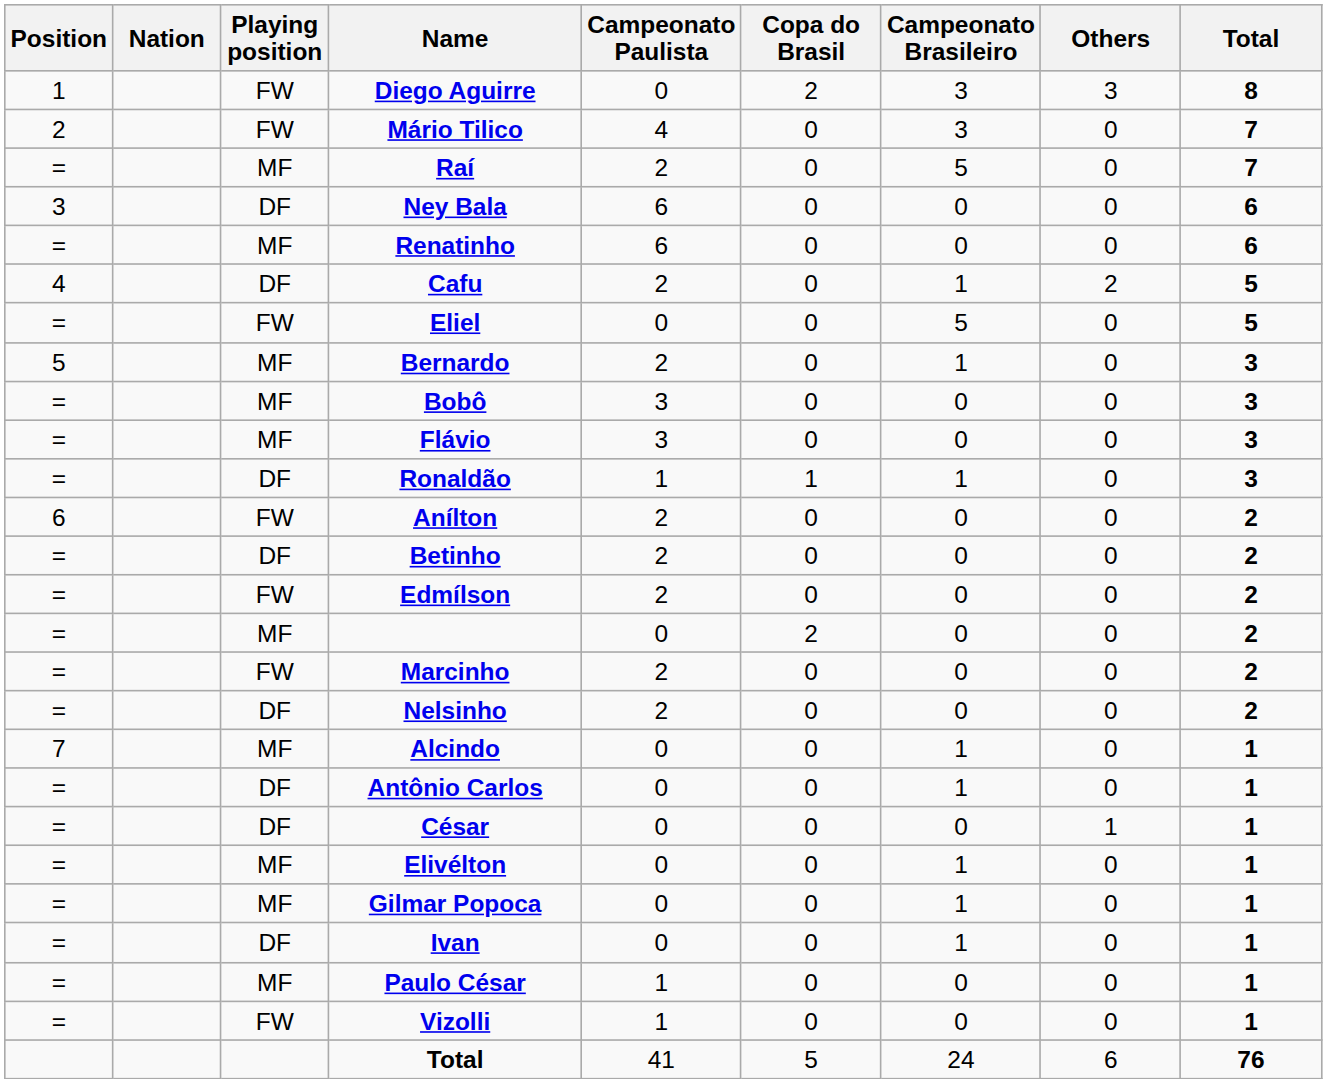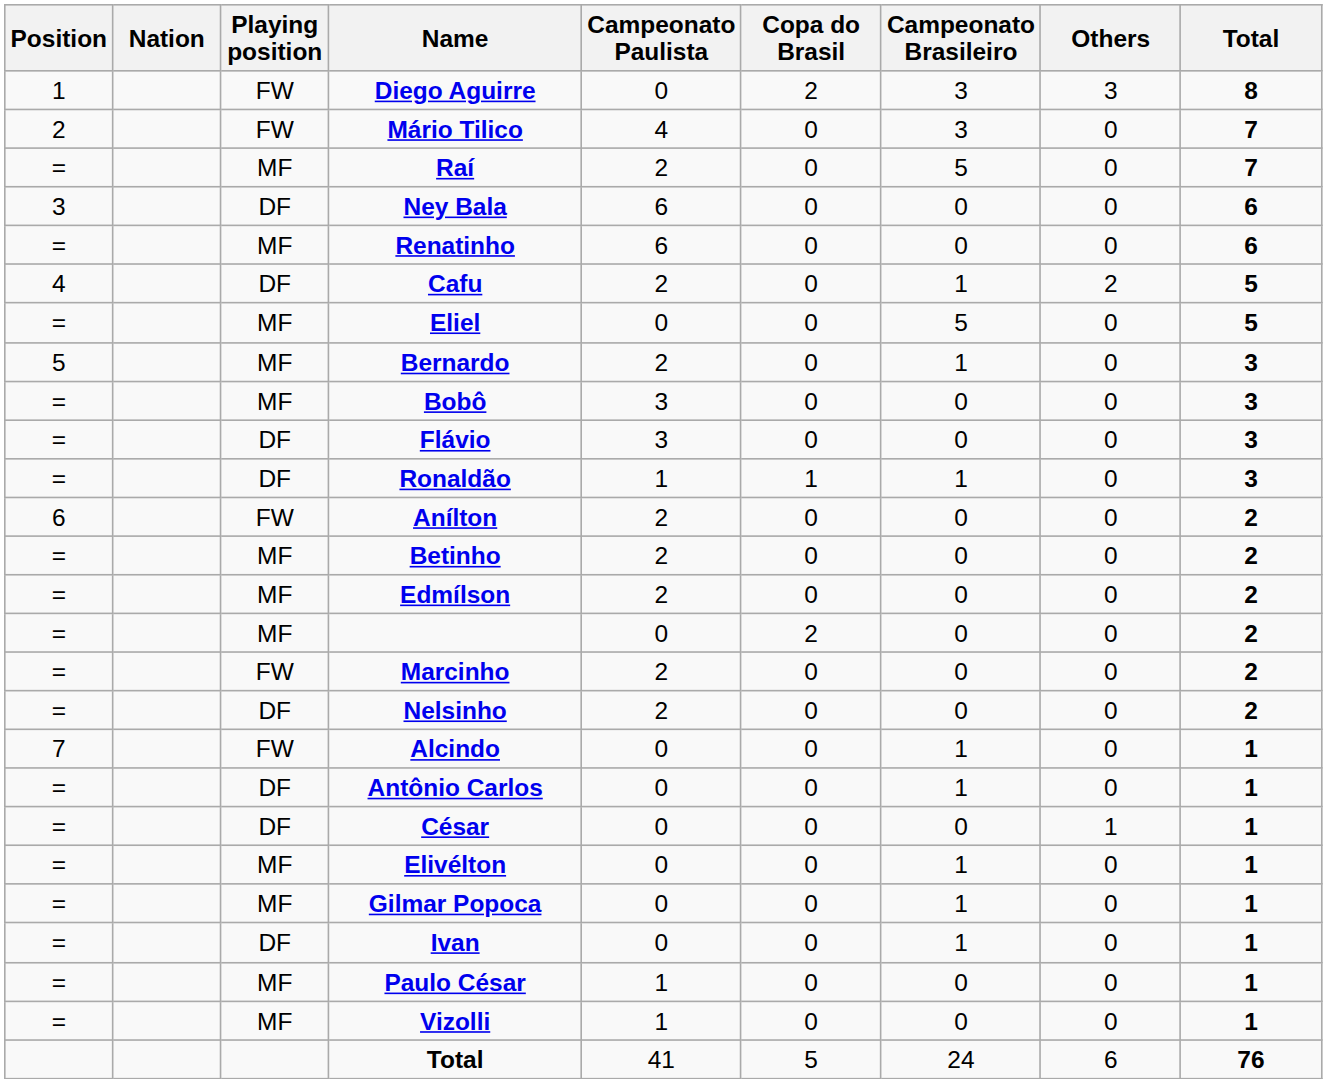(275, 323) FW -> (275, 323) MF
(275, 439) MF -> (275, 439) DF
(275, 555) DF -> (275, 555) MF
(275, 594) FW -> (275, 594) MF
(275, 749) MF -> (275, 749) FW
(275, 1020) FW -> (275, 1020) MF
